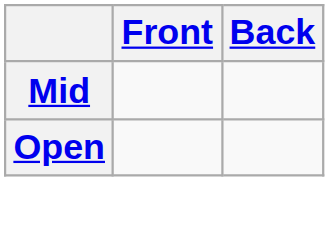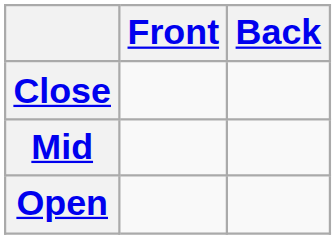+ row: (62, 89)
